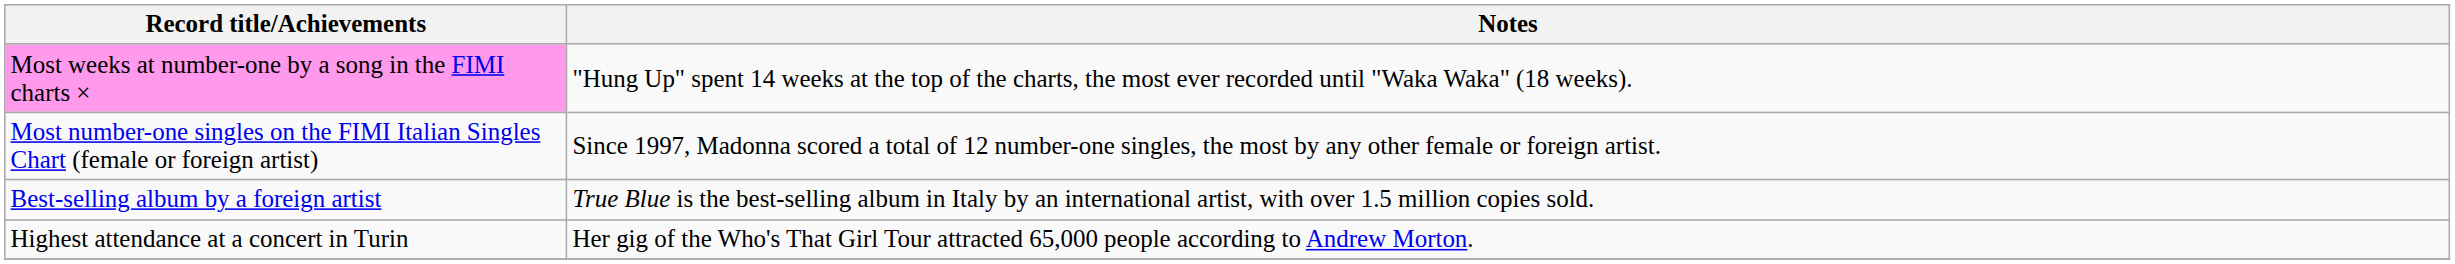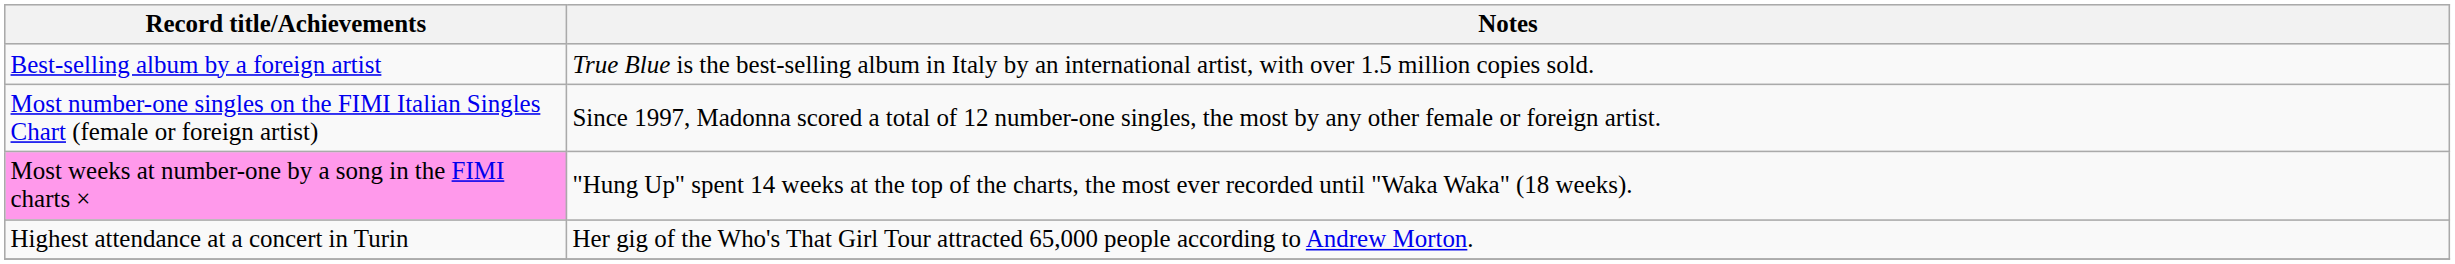rows swapped: (196, 199) <-> (257, 77)
